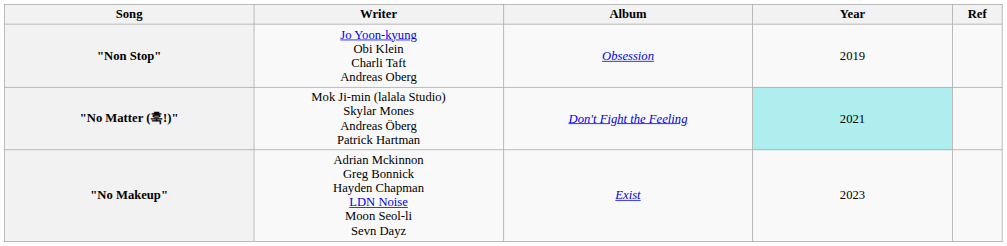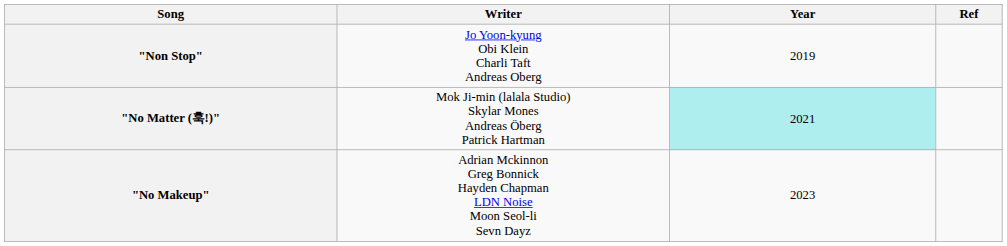- column: (628, 14)
